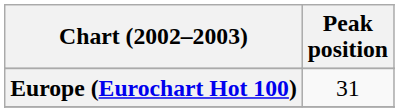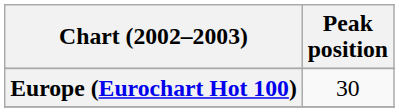(348, 87) 31 -> (348, 87) 30
